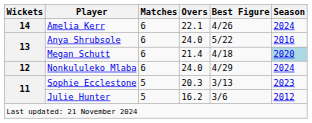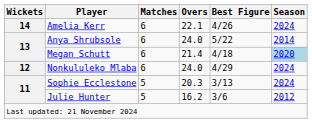(284, 40) 2016 -> (284, 40) 2014
(284, 82) 2023 -> (284, 82) 2024
